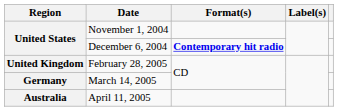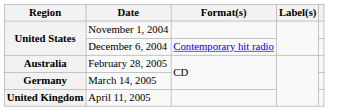(228, 47) bold -> (224, 47) normal
(45, 64) United Kingdom -> (45, 64) Australia
(45, 98) Australia -> (45, 98) United Kingdom
